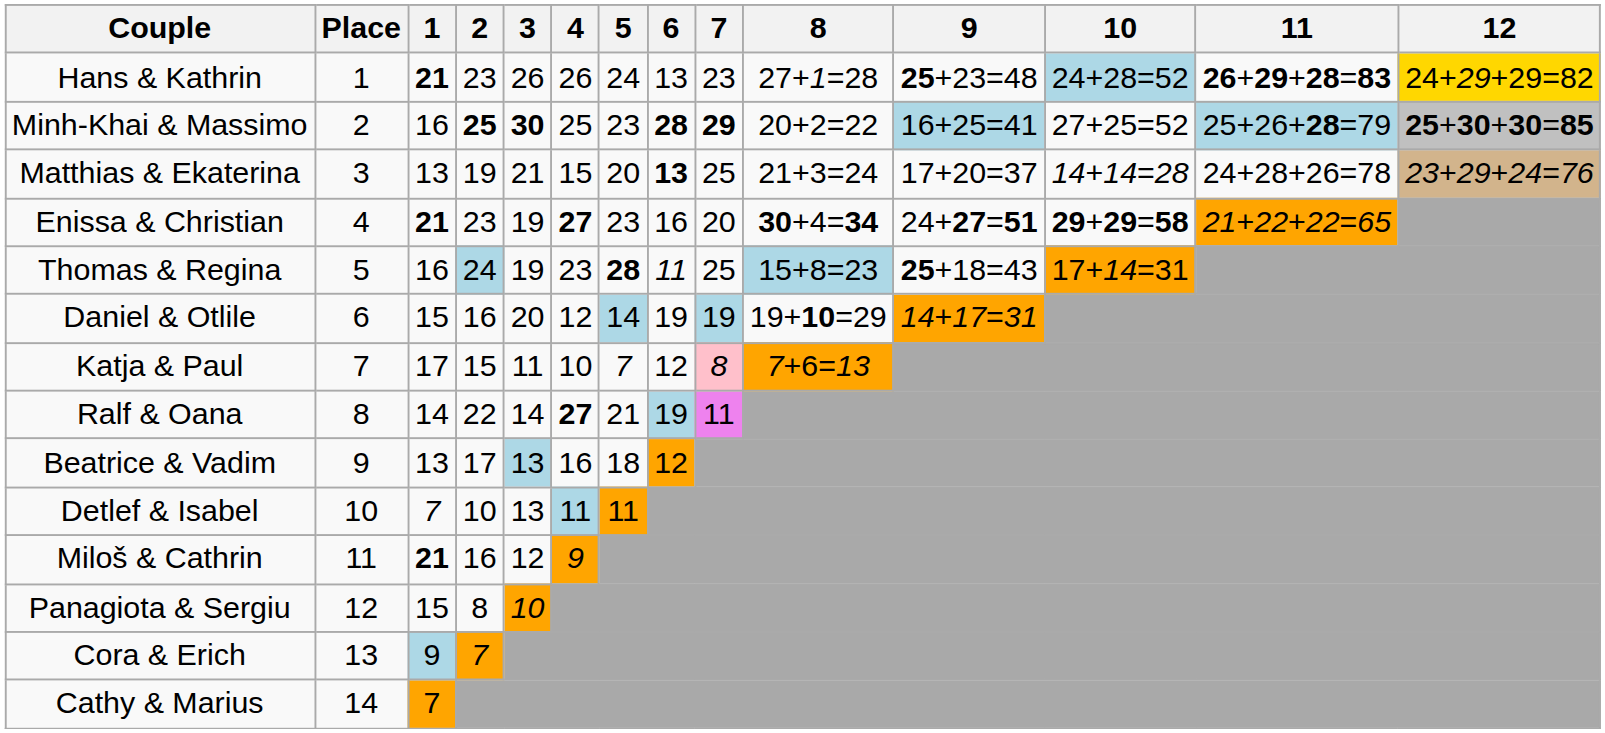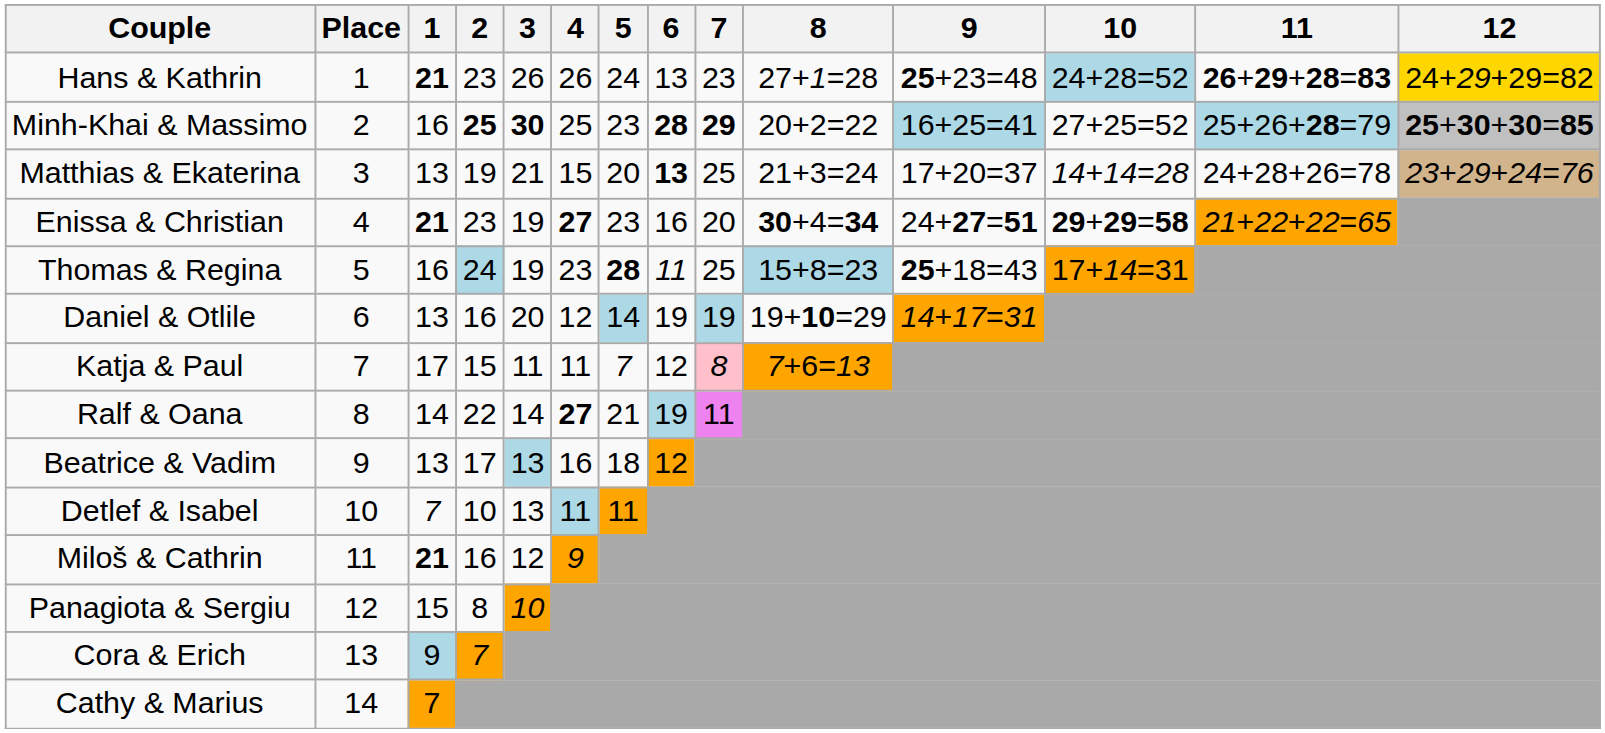(432, 317) 15 -> (432, 317) 13
(575, 366) 10 -> (575, 366) 11
